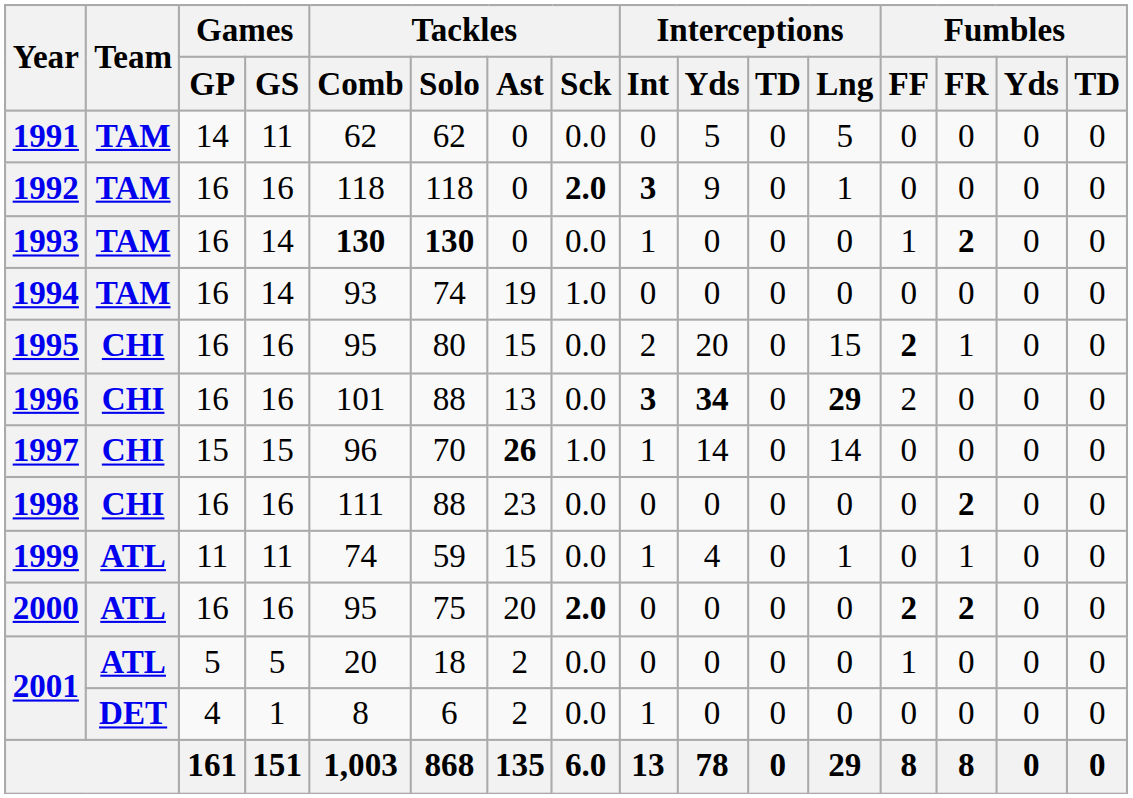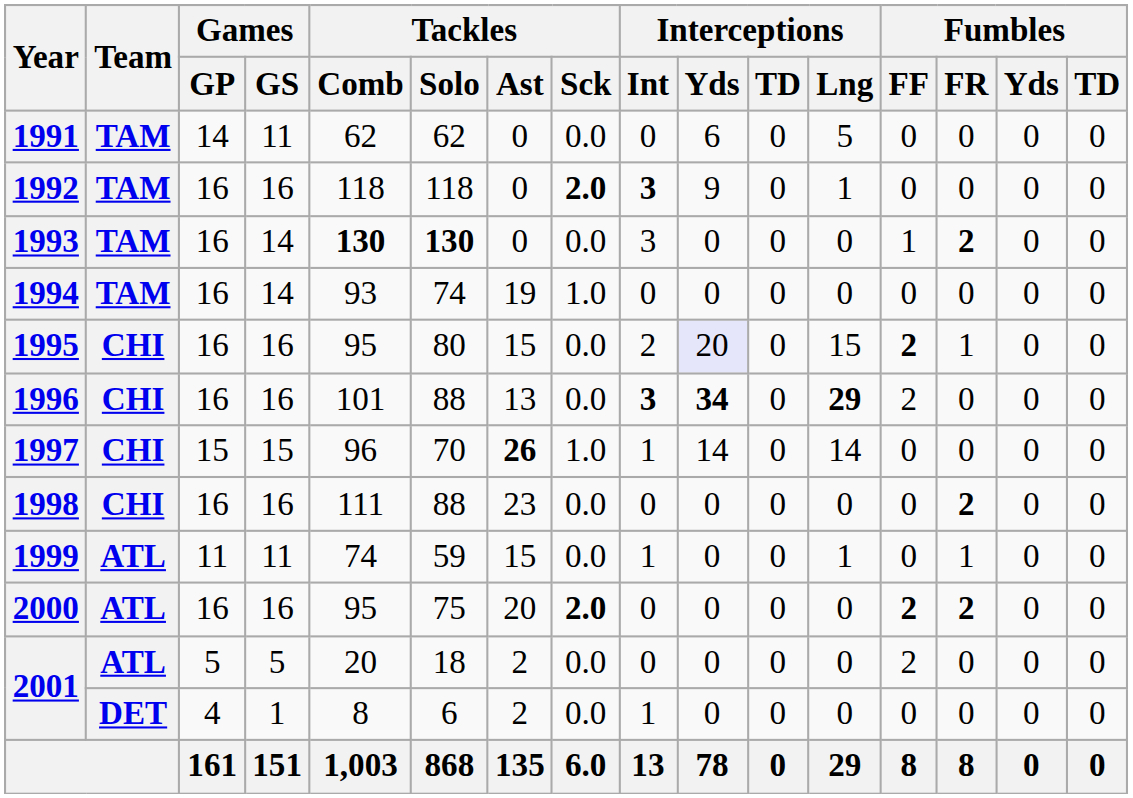(712, 135) 5 -> (712, 135) 6
(648, 240) 1 -> (648, 240) 3
(712, 345) no background -> (712, 345) lavender background
(712, 556) 4 -> (712, 556) 0
(909, 661) 1 -> (909, 661) 2
